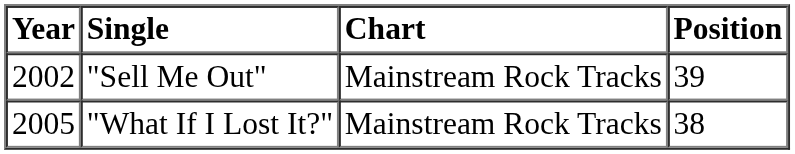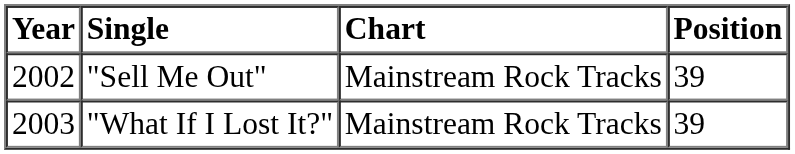(43, 123) 2005 -> (43, 123) 2003
(689, 123) 38 -> (689, 123) 39
